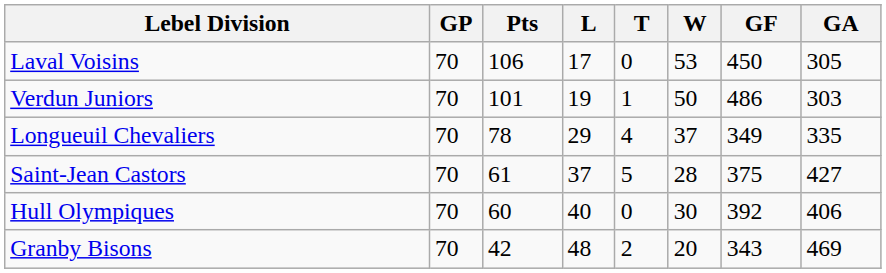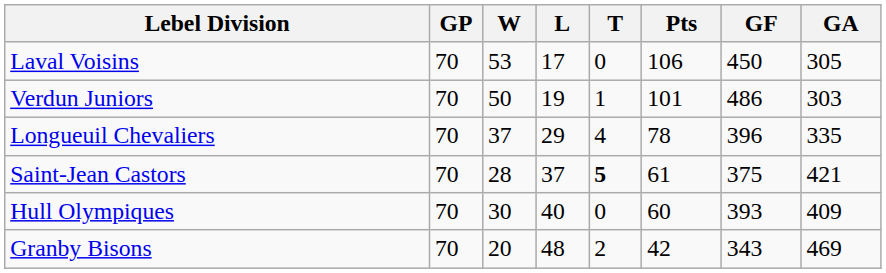columns swapped: (695, 23) <-> (522, 23)
(745, 135) 349 -> (745, 135) 396
(627, 173) normal -> (600, 173) bold
(824, 173) 427 -> (824, 173) 421
(745, 211) 392 -> (745, 211) 393
(824, 211) 406 -> (824, 211) 409
